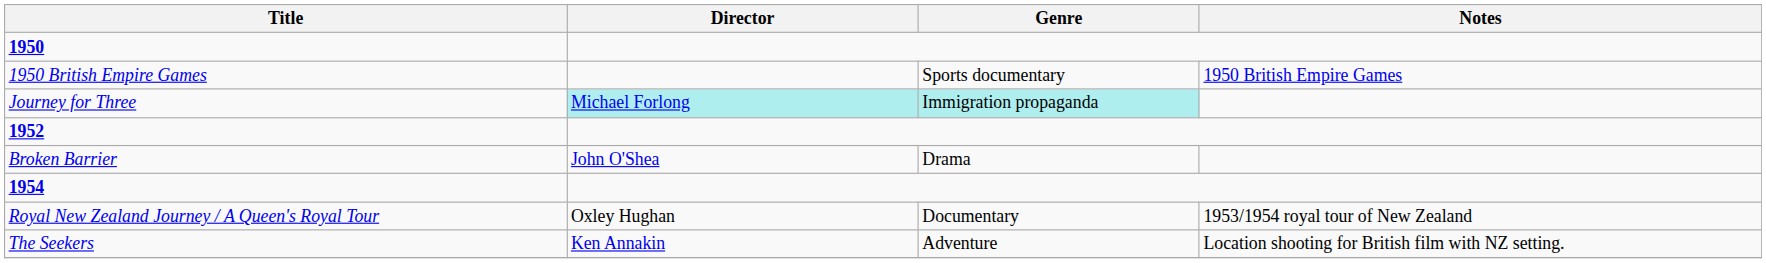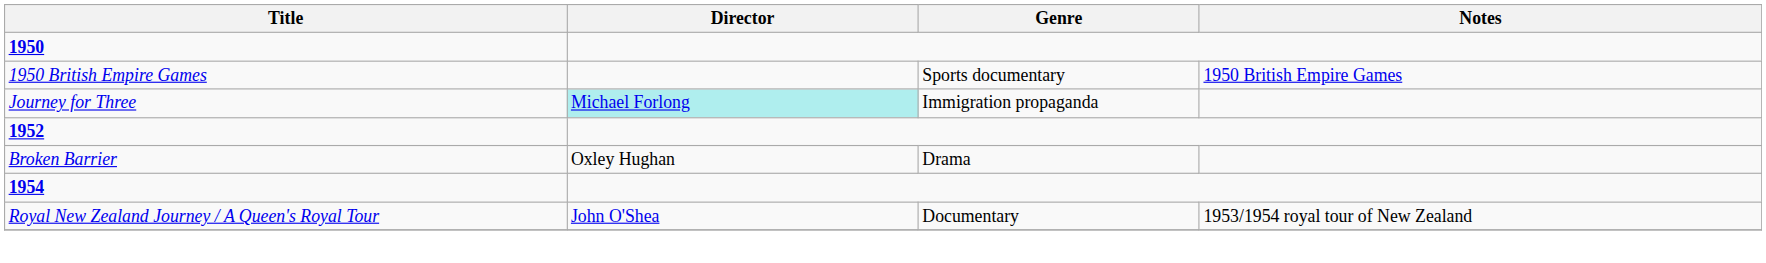(1010, 103) paleturquoise background -> (1010, 103) no background
(615, 159) John O'Shea -> (623, 159) Oxley Hughan
(623, 215) Oxley Hughan -> (615, 215) John O'Shea
- row: (51, 243)
